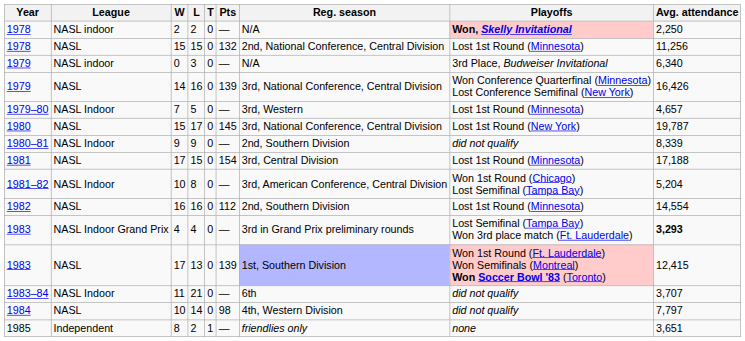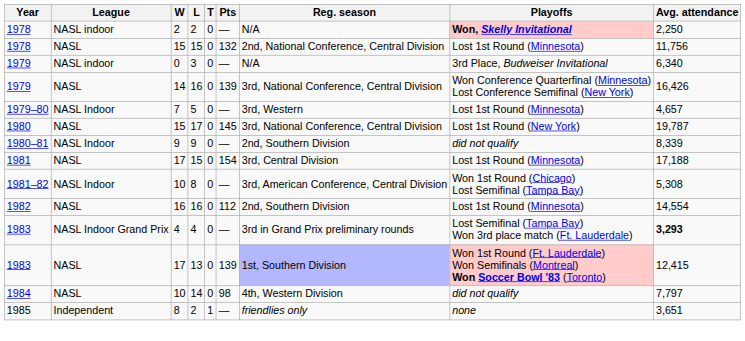(672, 47) 11,256 -> (672, 47) 11,756
(669, 184) 5,204 -> (669, 184) 5,308
- row: (28, 294)
